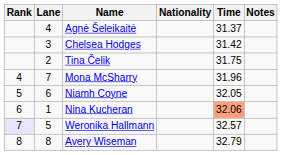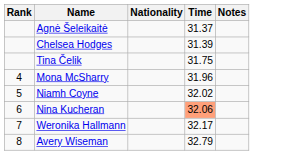- column: (48, 12)
(229, 45) 31.42 -> (200, 45) 31.39
(229, 93) 32.05 -> (200, 93) 32.02
(19, 126) lavender background -> (19, 126) no background
(229, 126) 32.57 -> (200, 126) 32.17
